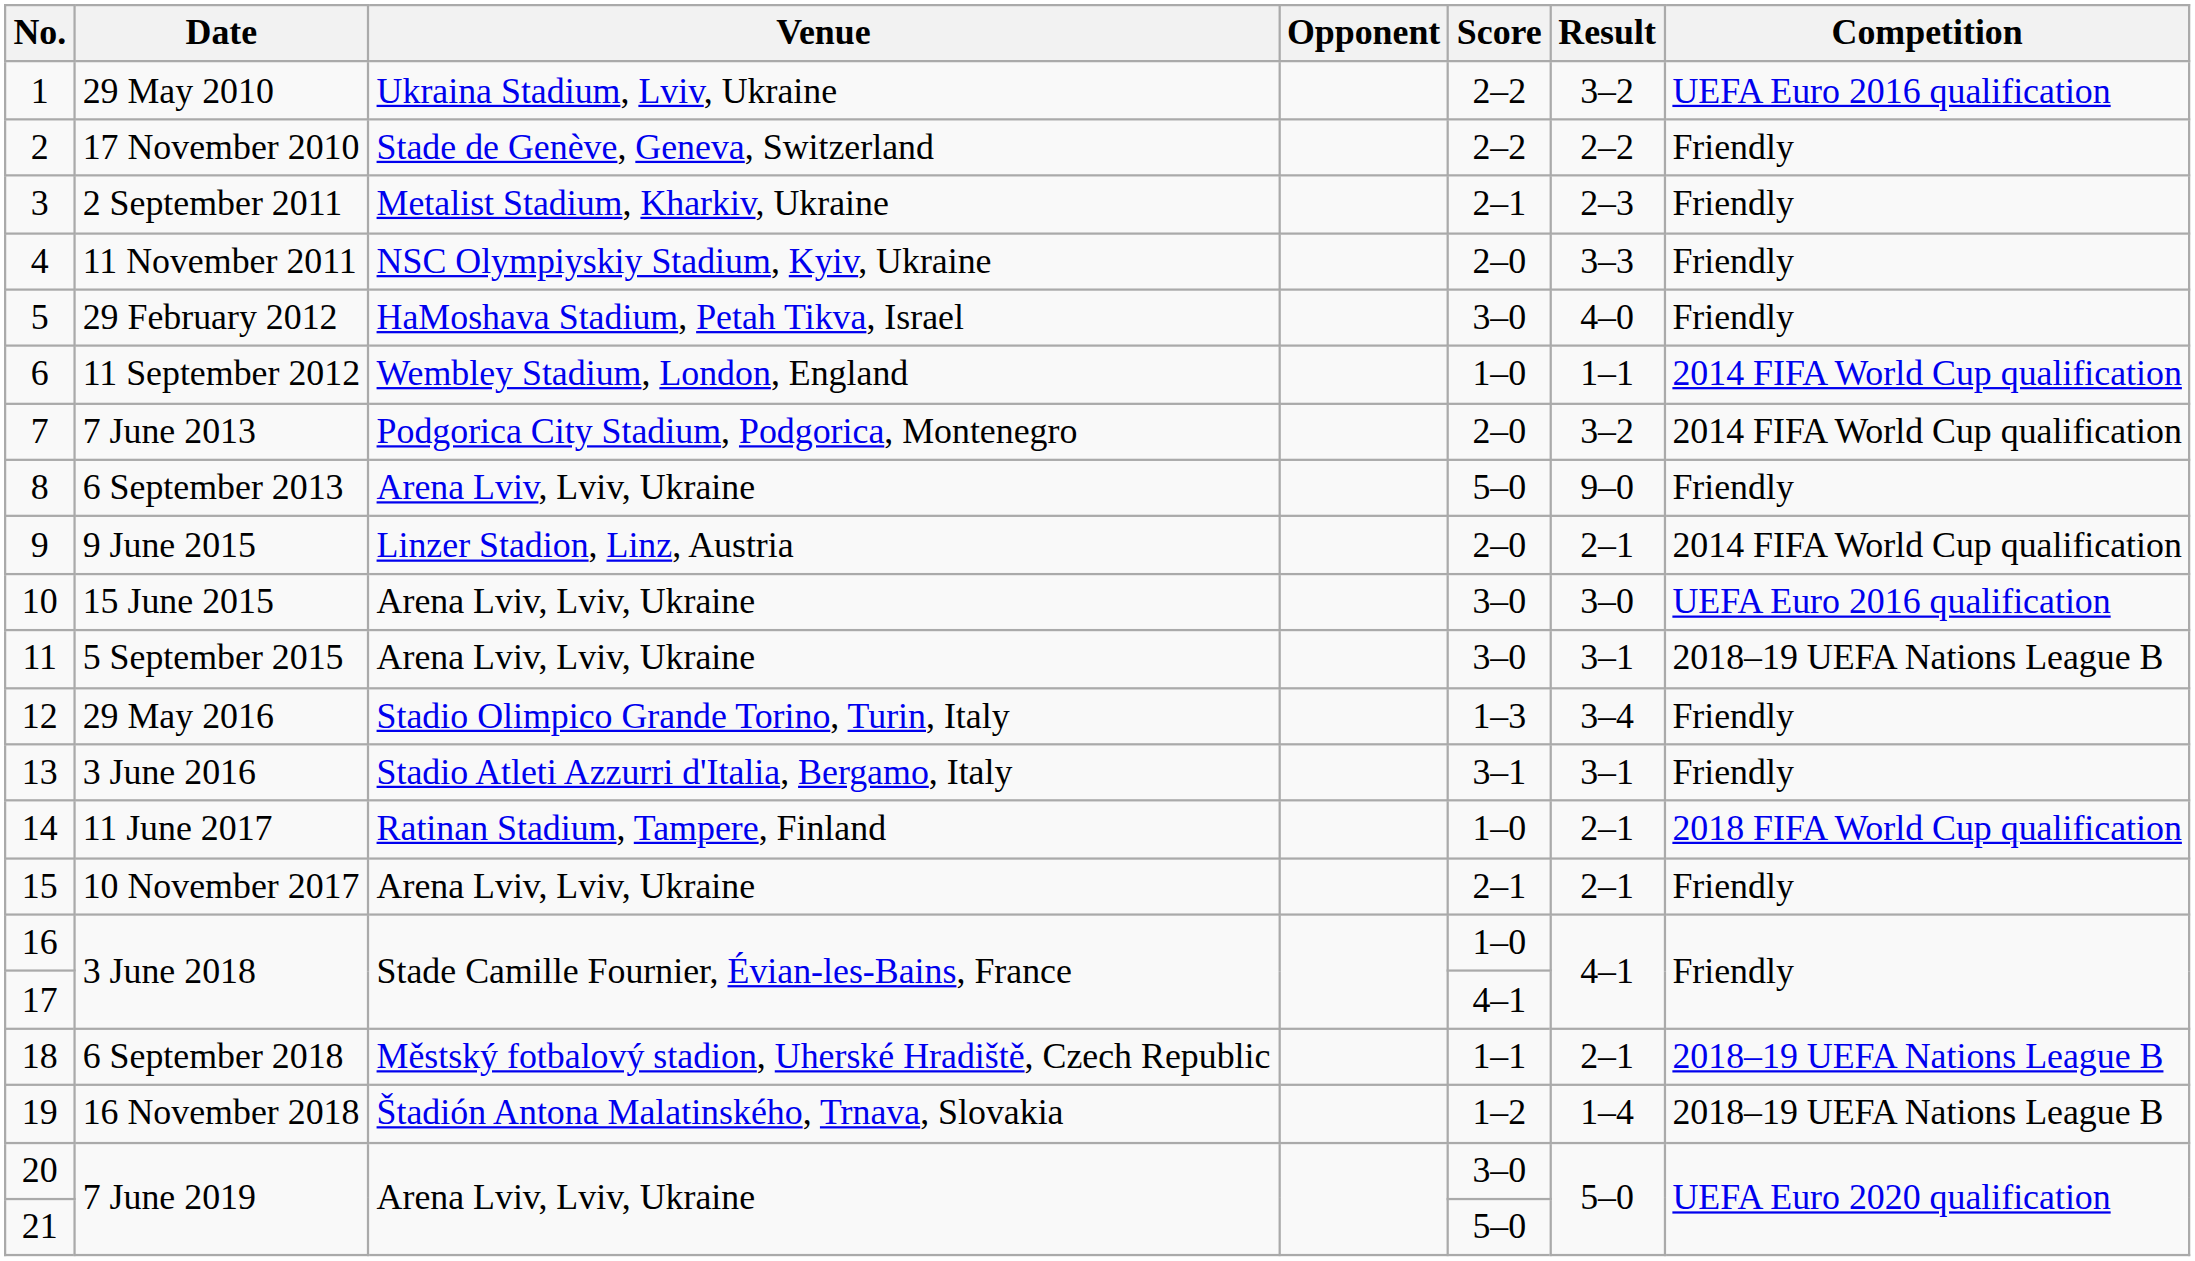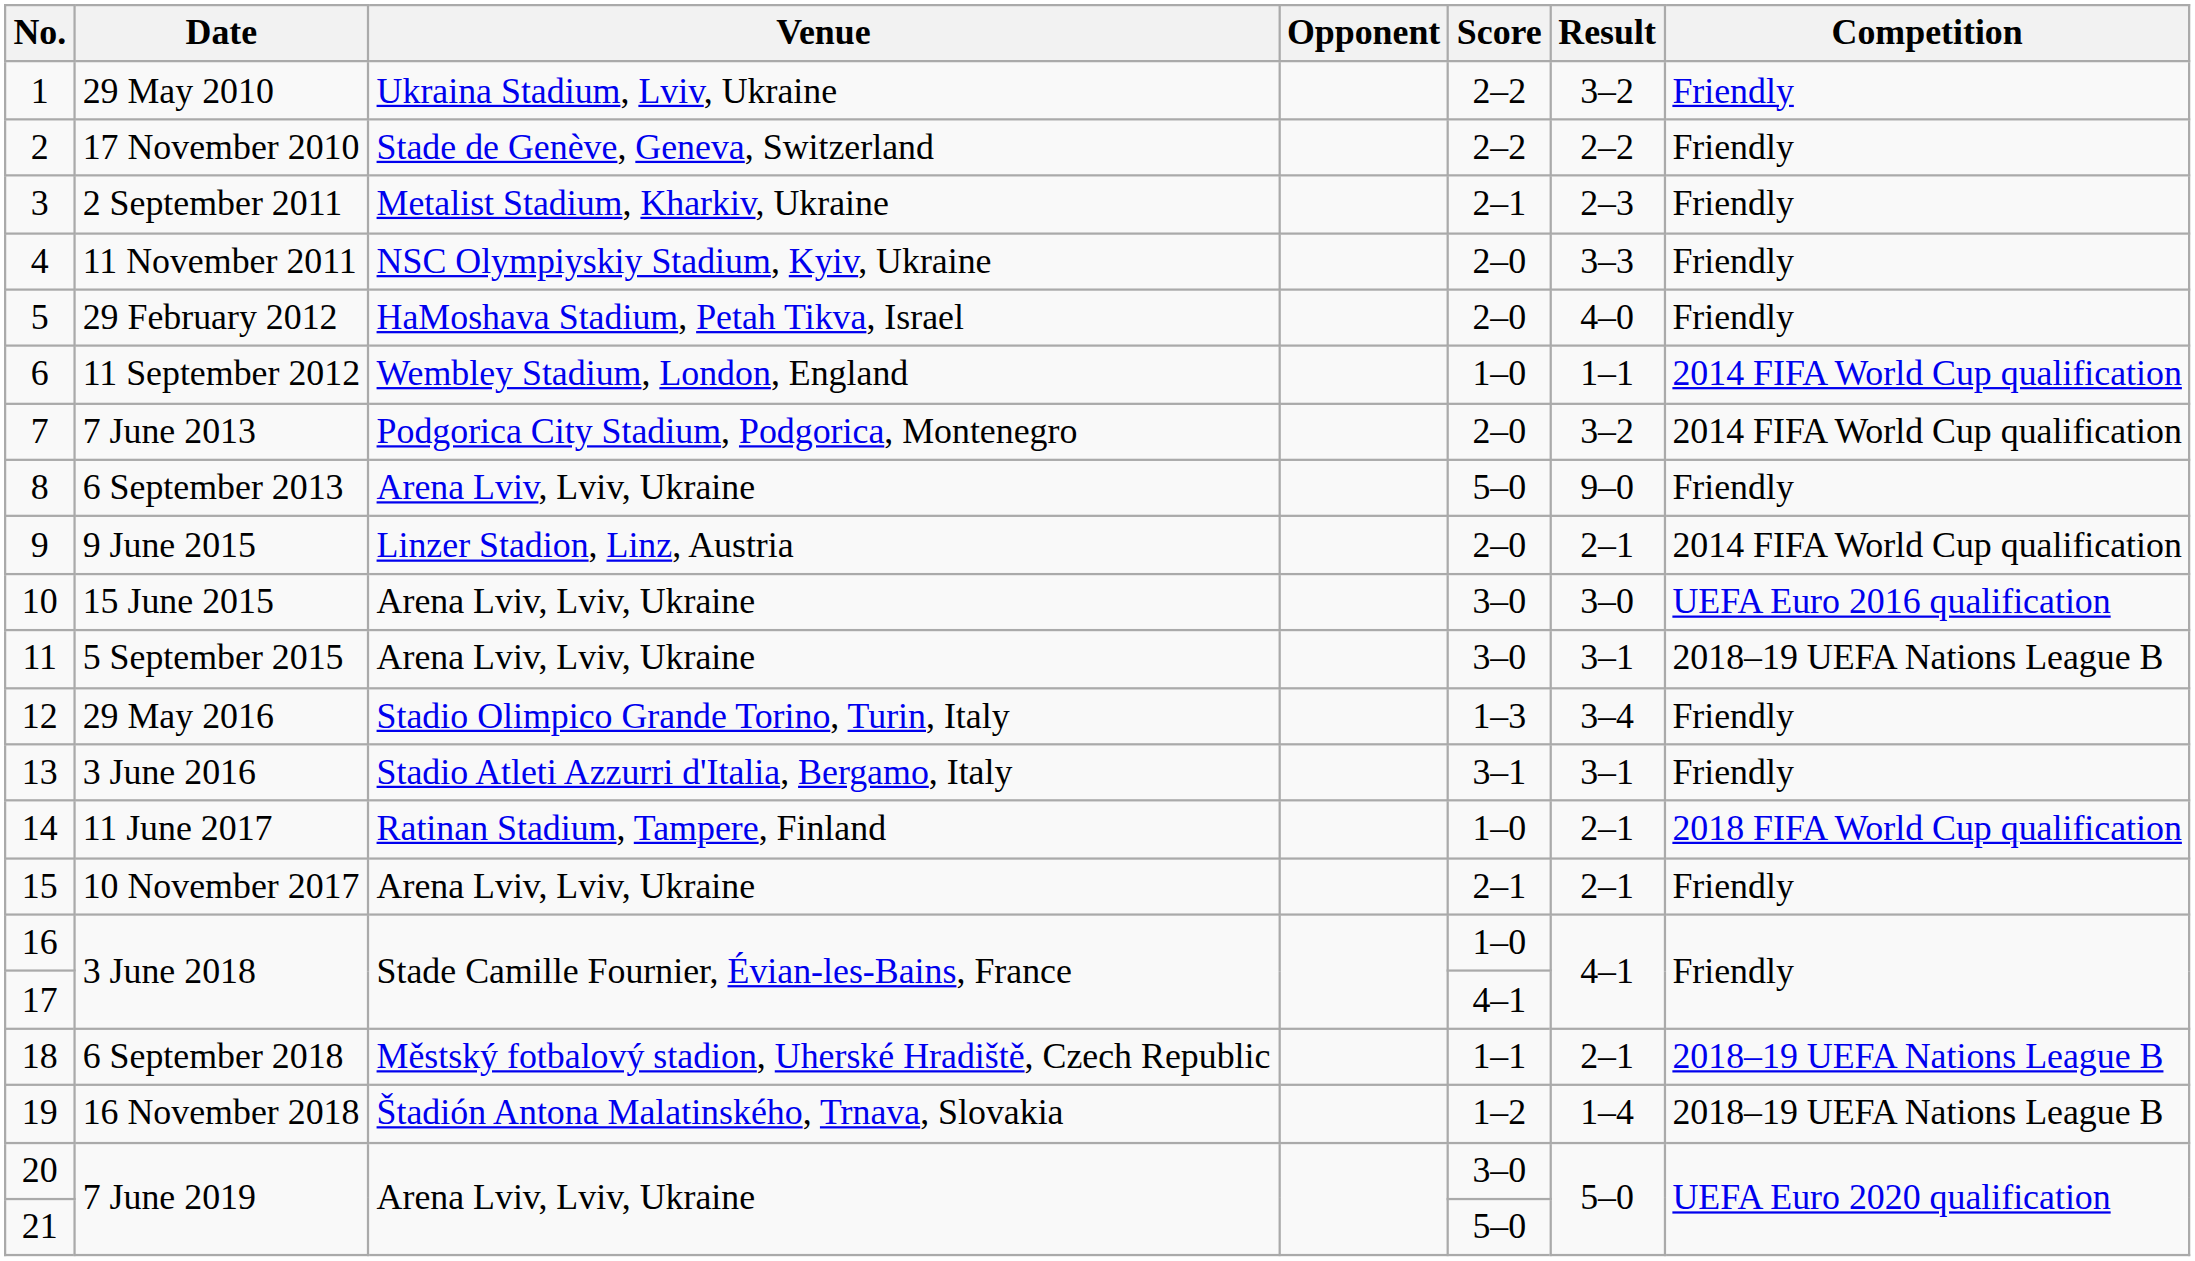(1892, 89) UEFA Euro 2016 qualification -> (1733, 89) Friendly
(1499, 317) 3–0 -> (1499, 317) 2–0
